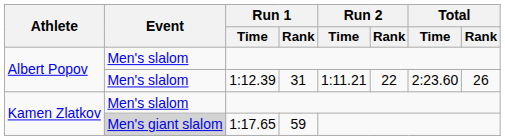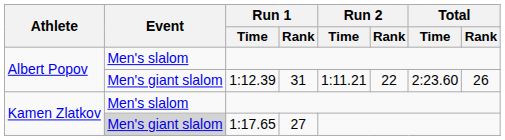(148, 81) Men's slalom -> (165, 81) Men's giant slalom
(298, 125) 59 -> (298, 125) 27
